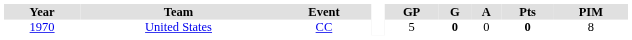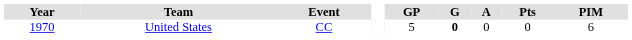(528, 27) bold -> (528, 27) normal
(591, 27) 8 -> (591, 27) 6
